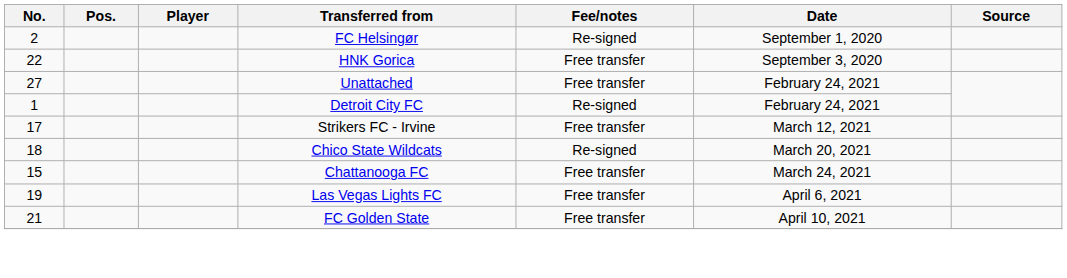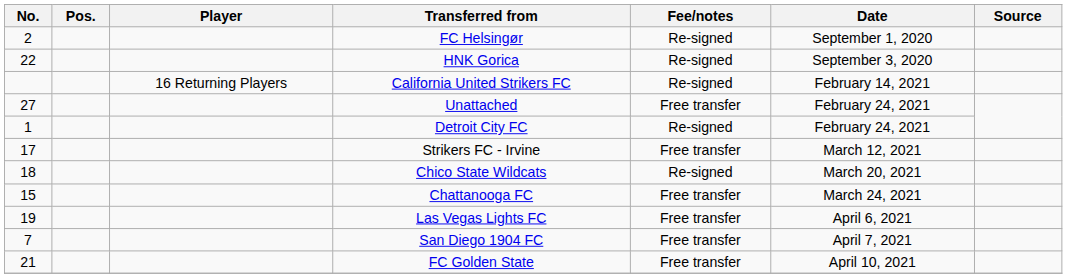(605, 61) Free transfer -> (700, 61) Re-signed
+ row: (481, 83)
+ row: (481, 240)
